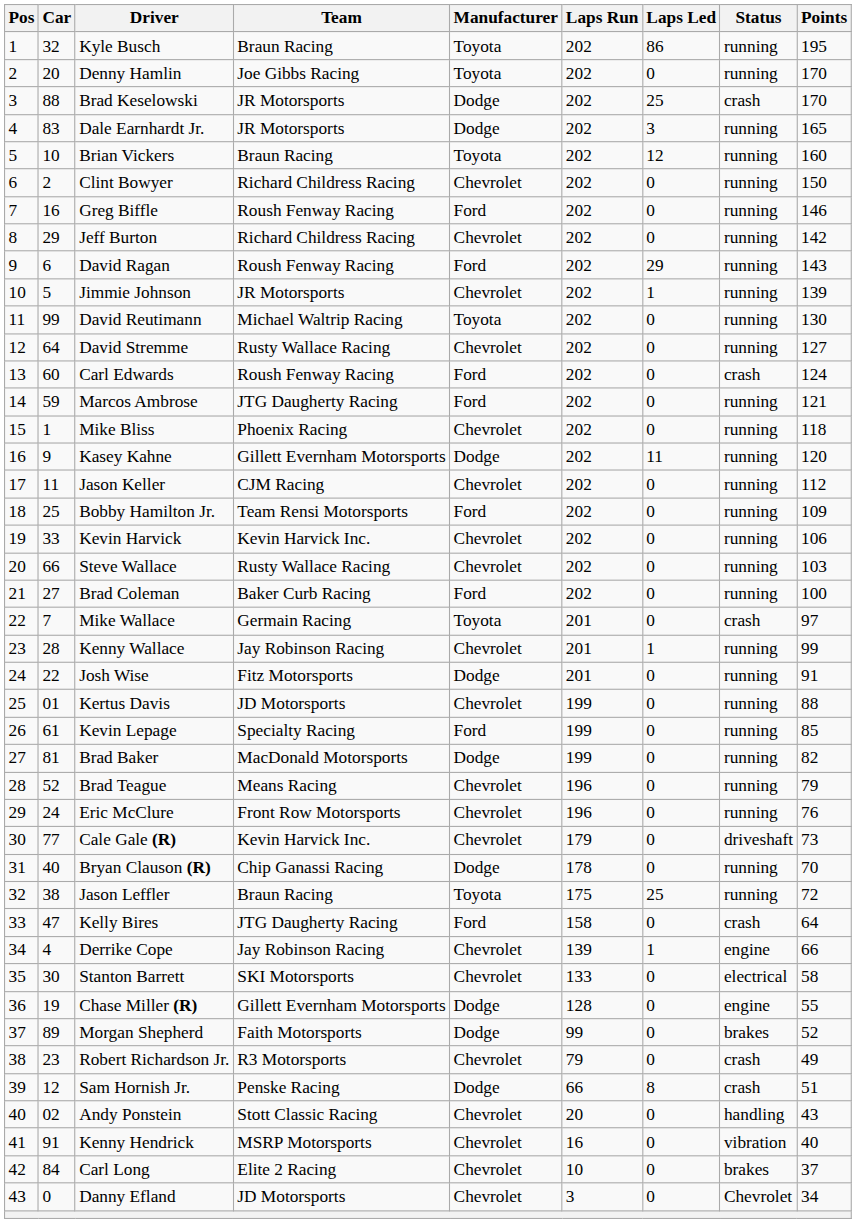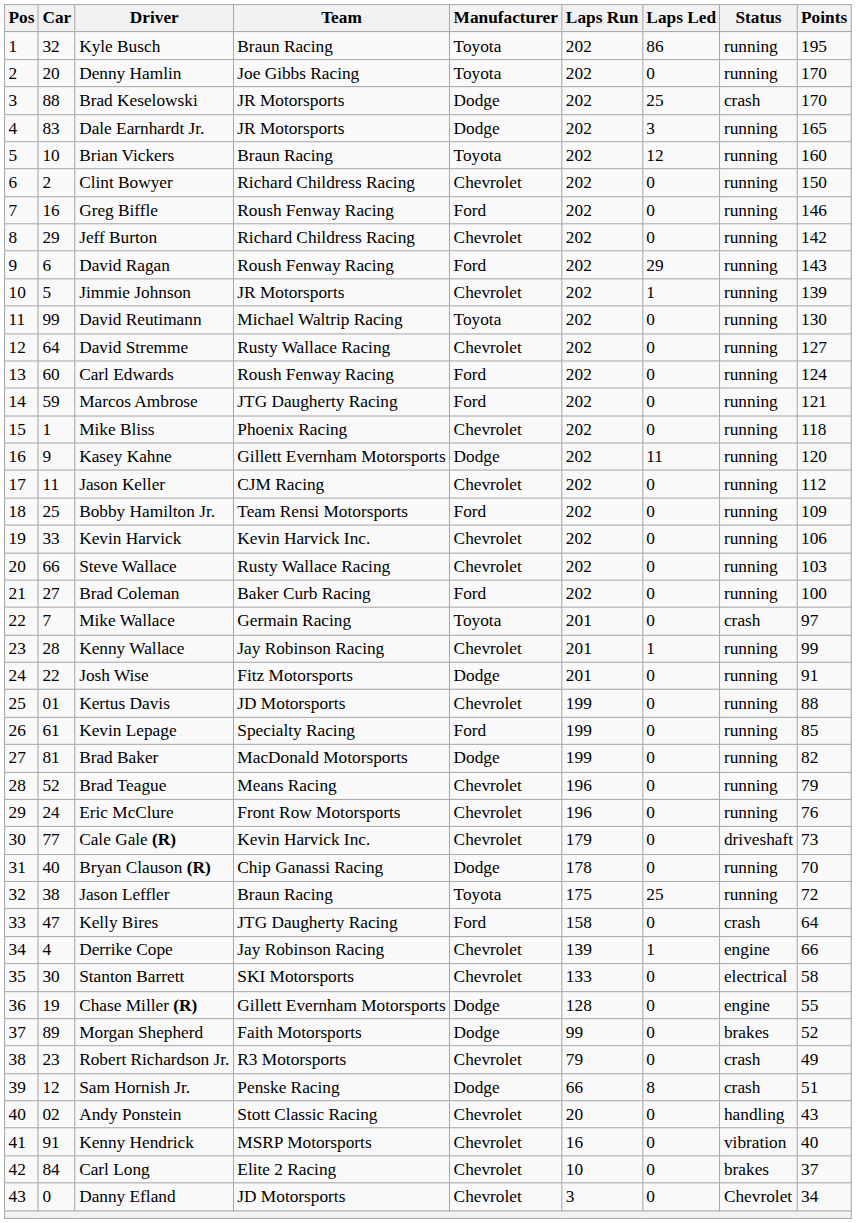(742, 374) crash -> (751, 374) running
